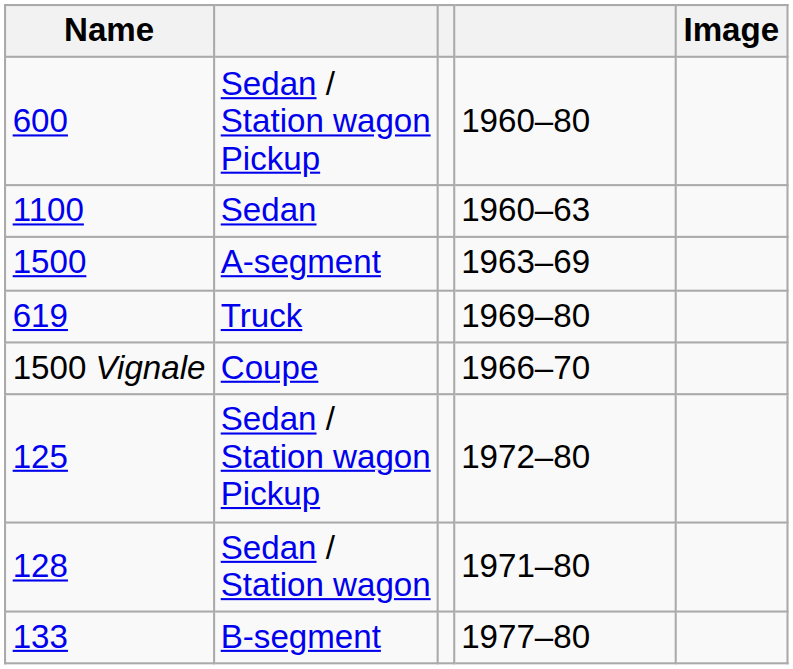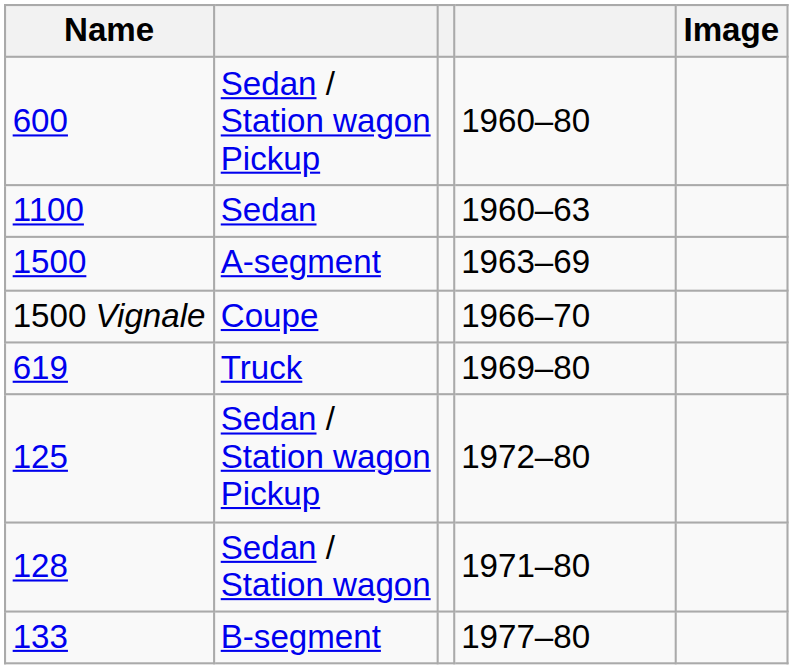rows swapped: (109, 367) <-> (40, 315)
